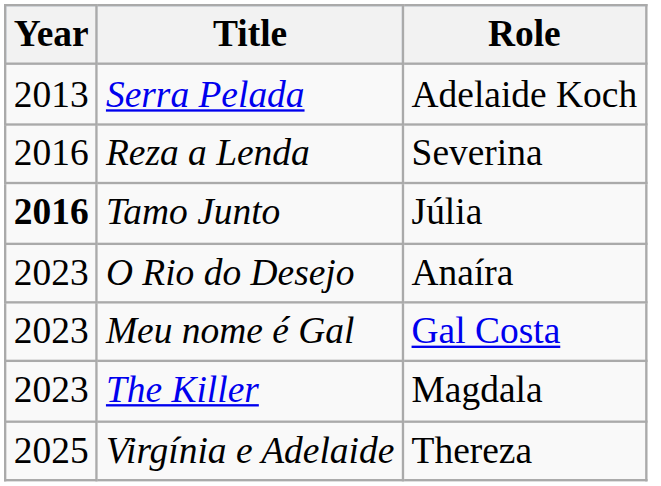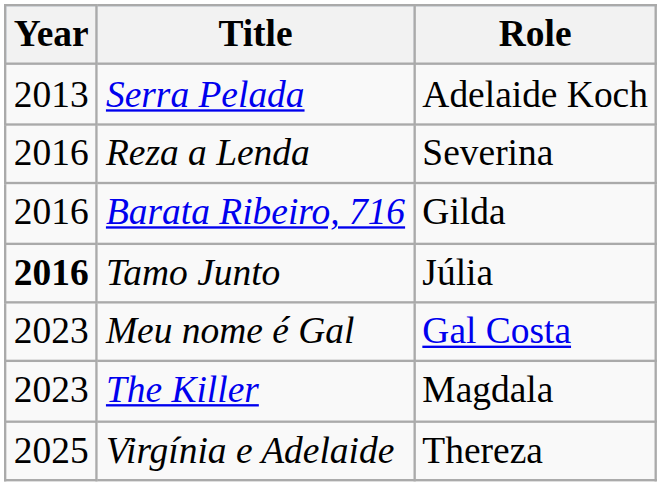+ row: (256, 212)
- row: (230, 271)
